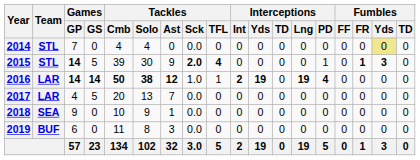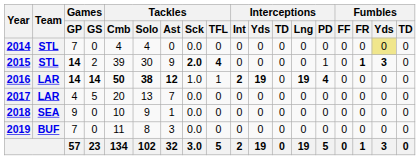(95, 63) 5 -> (95, 63) 2
(74, 130) 6 -> (74, 130) 7
